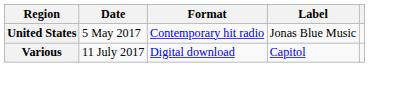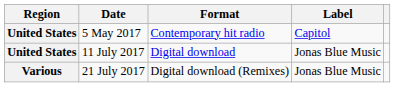(313, 33) Jonas Blue Music -> (312, 33) Capitol
(42, 52) Various -> (42, 52) United States
(288, 52) Capitol -> (338, 52) Jonas Blue Music
+ row: (113, 71)
